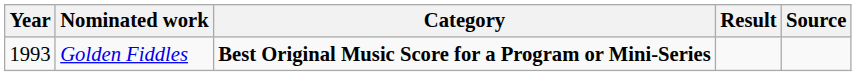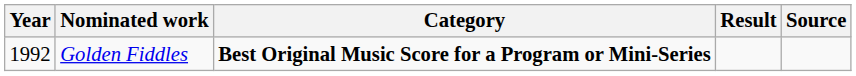(30, 53) 1993 -> (30, 53) 1992
